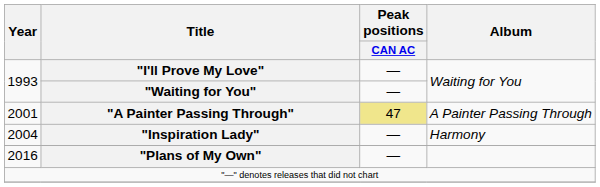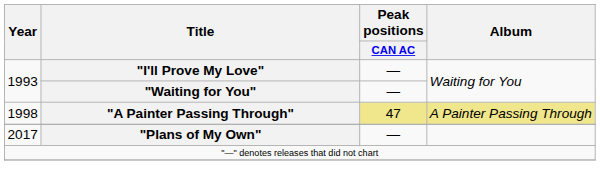(23, 113) 2001 -> (23, 113) 1998
(511, 113) no background -> (511, 113) khaki background
- row: (200, 134)
(23, 156) 2016 -> (23, 134) 2017
